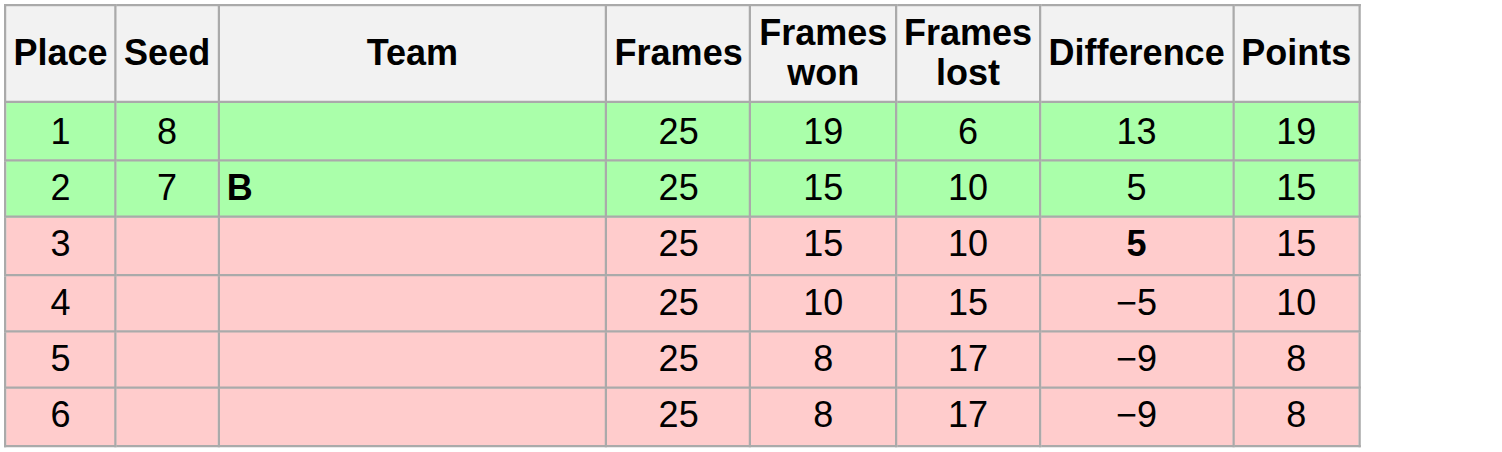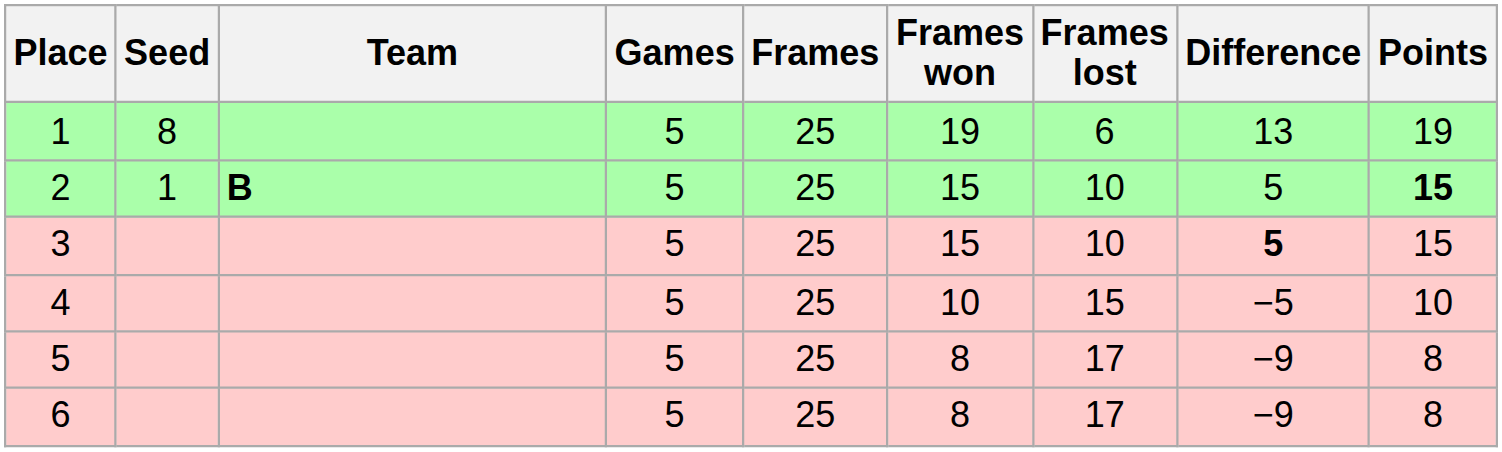+ column: (675, 53)
(167, 187) 7 -> (167, 187) 1
(1296, 187) normal -> (1433, 187) bold
